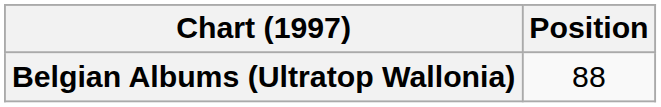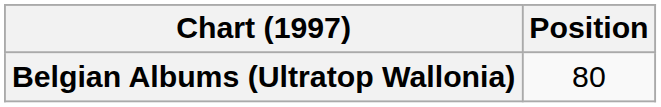(589, 76) 88 -> (589, 76) 80
